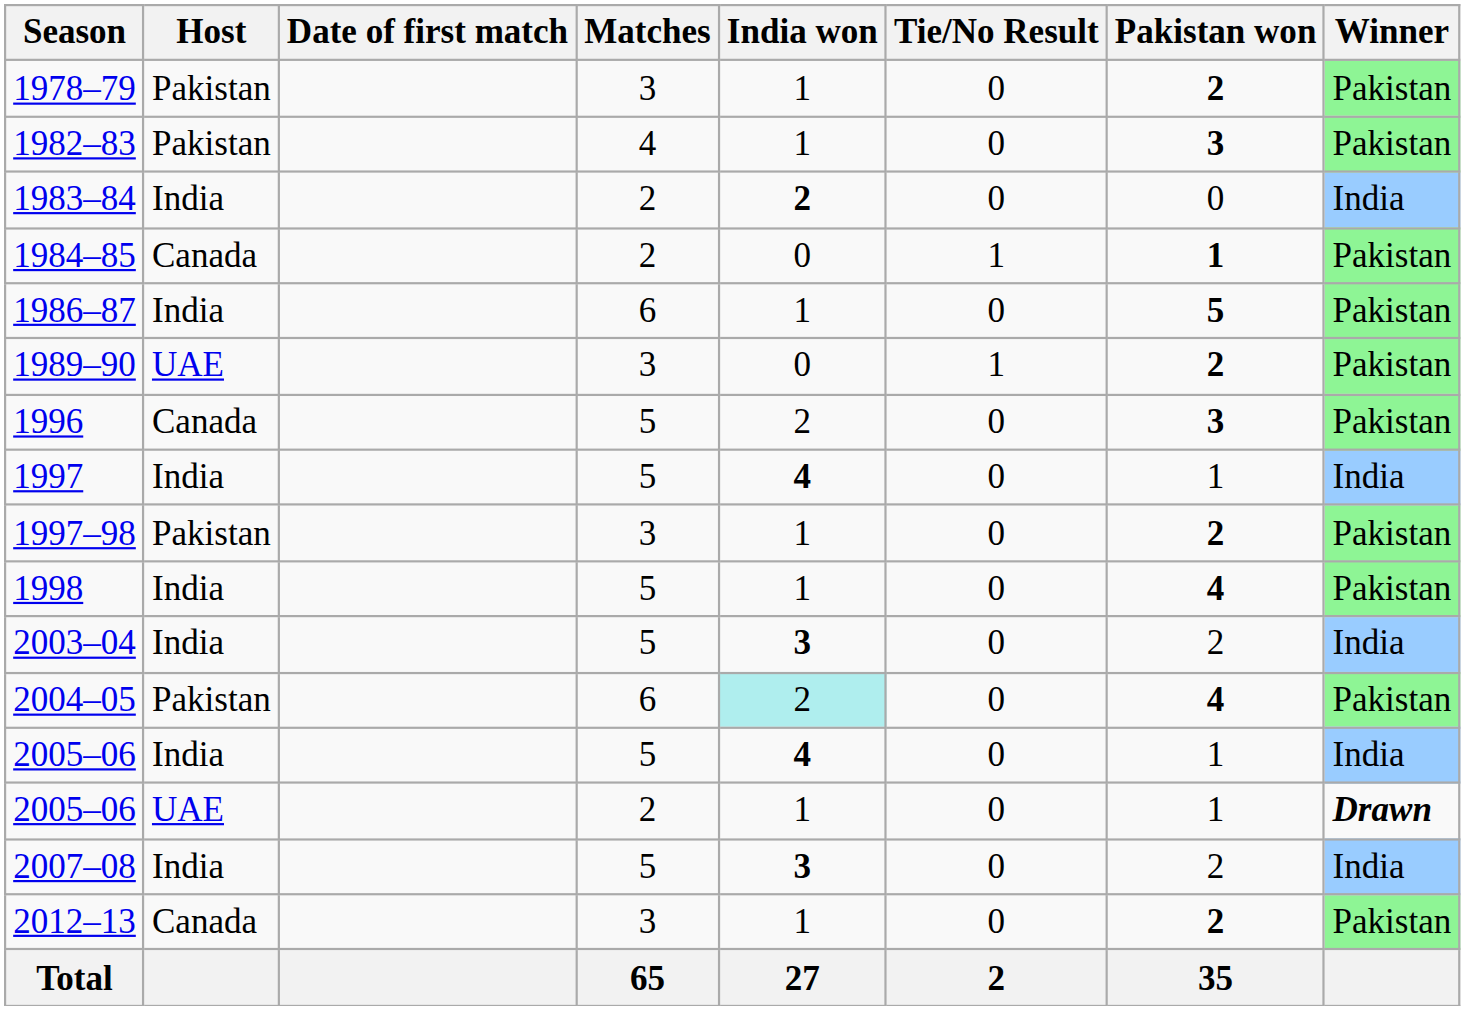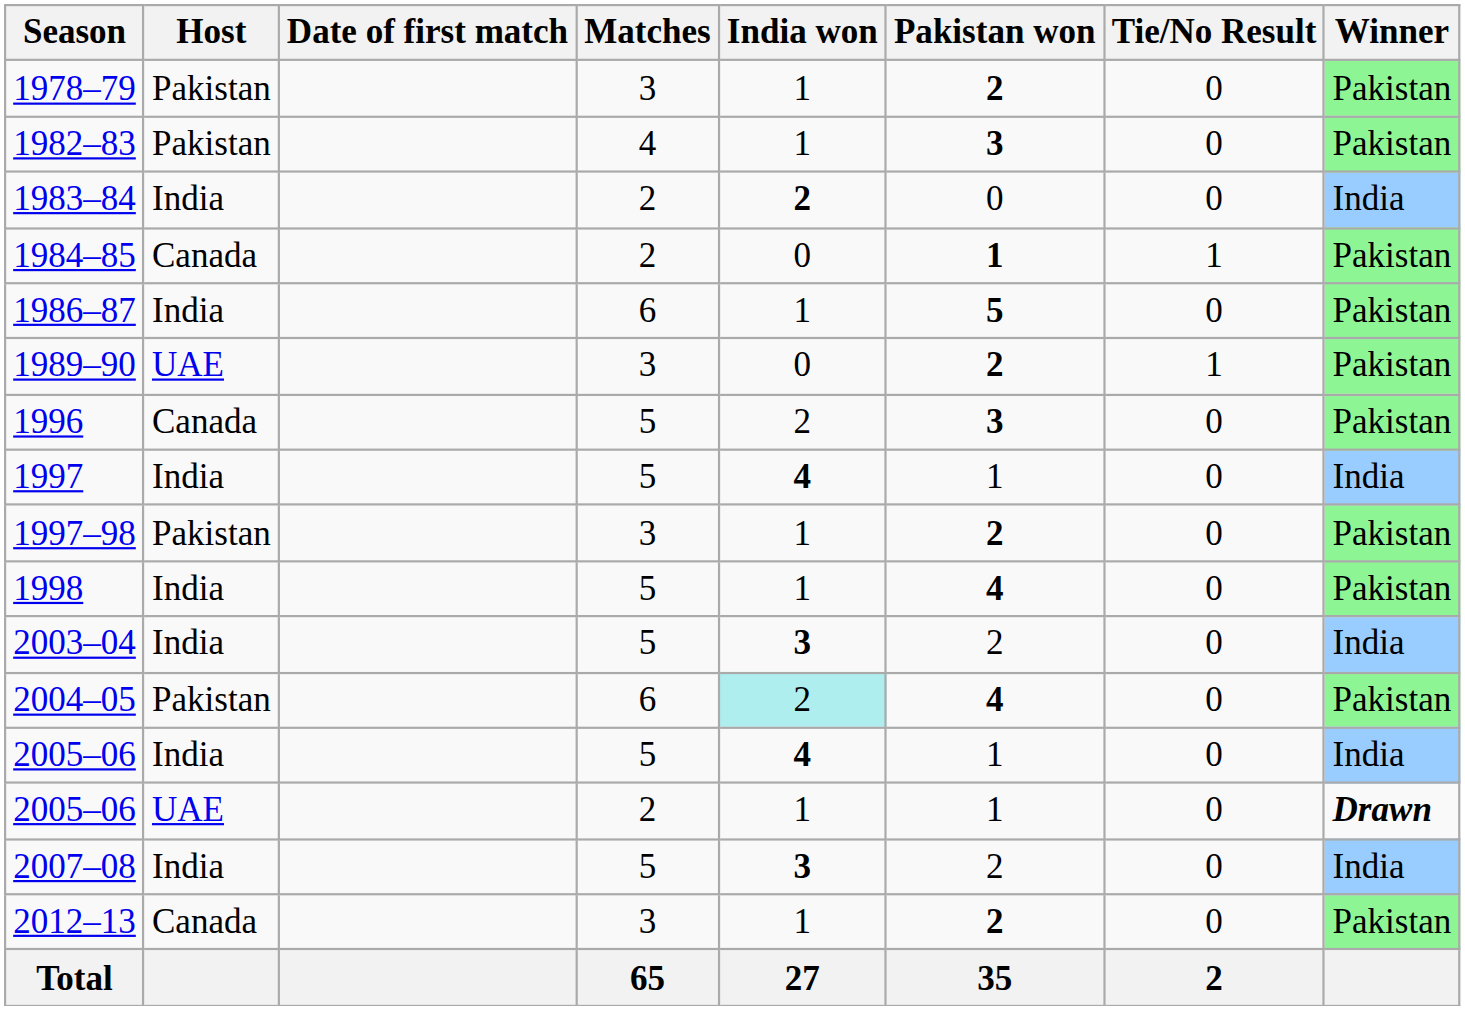columns swapped: (1216, 32) <-> (996, 32)
